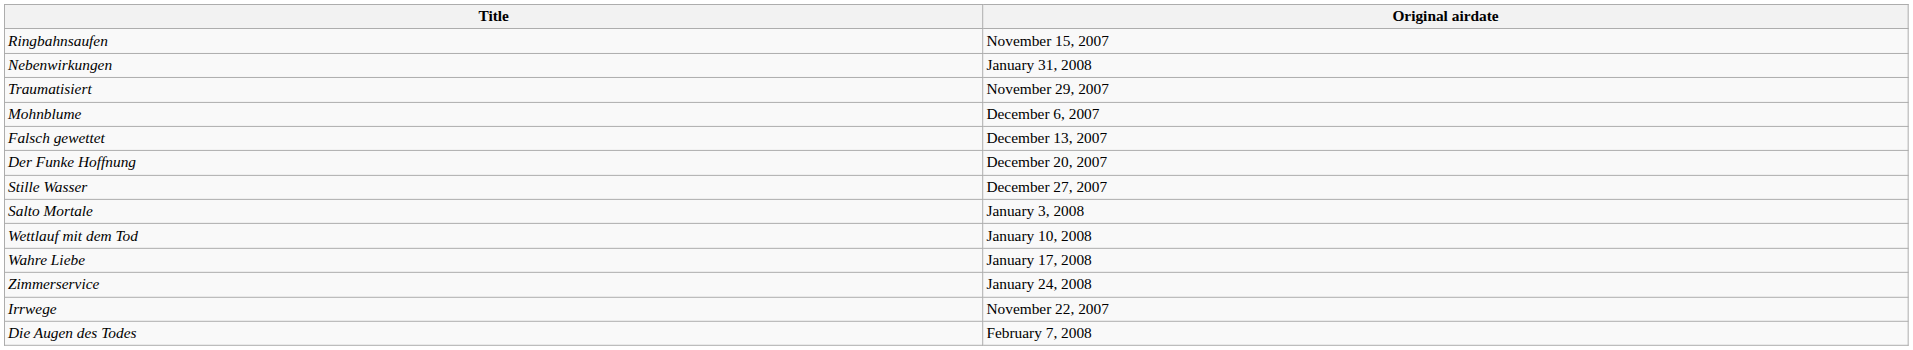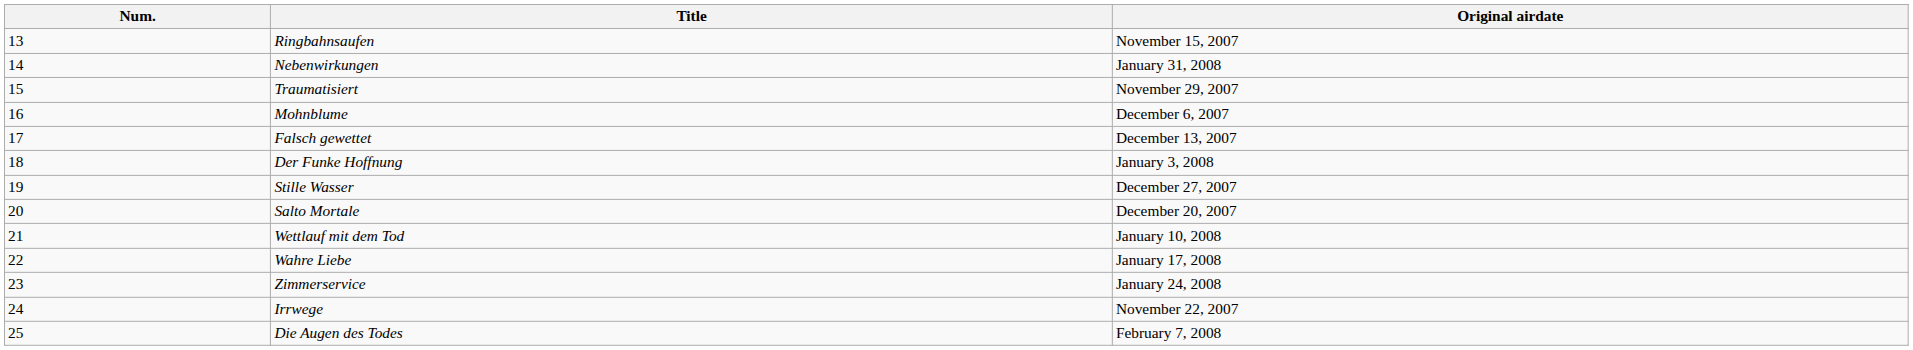+ column: (138, 16)
(1047, 162) December 20, 2007 -> (1165, 162) January 3, 2008
(1035, 211) January 3, 2008 -> (1176, 211) December 20, 2007
